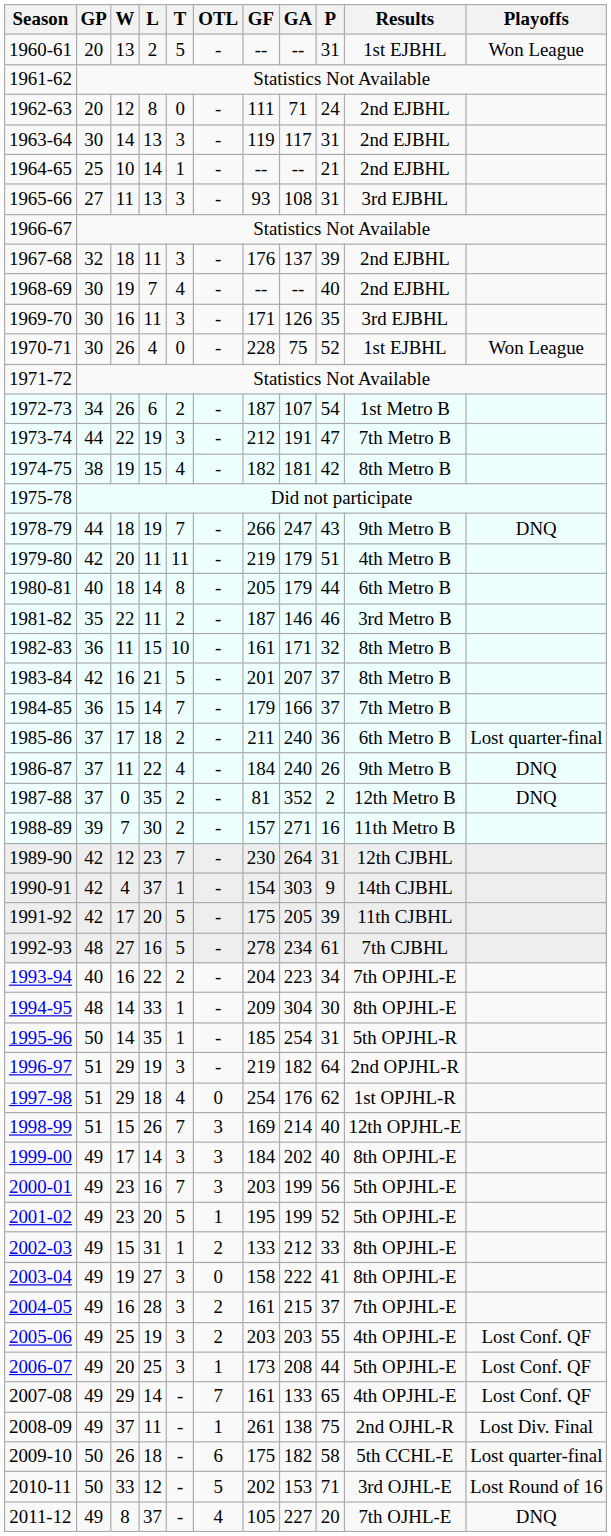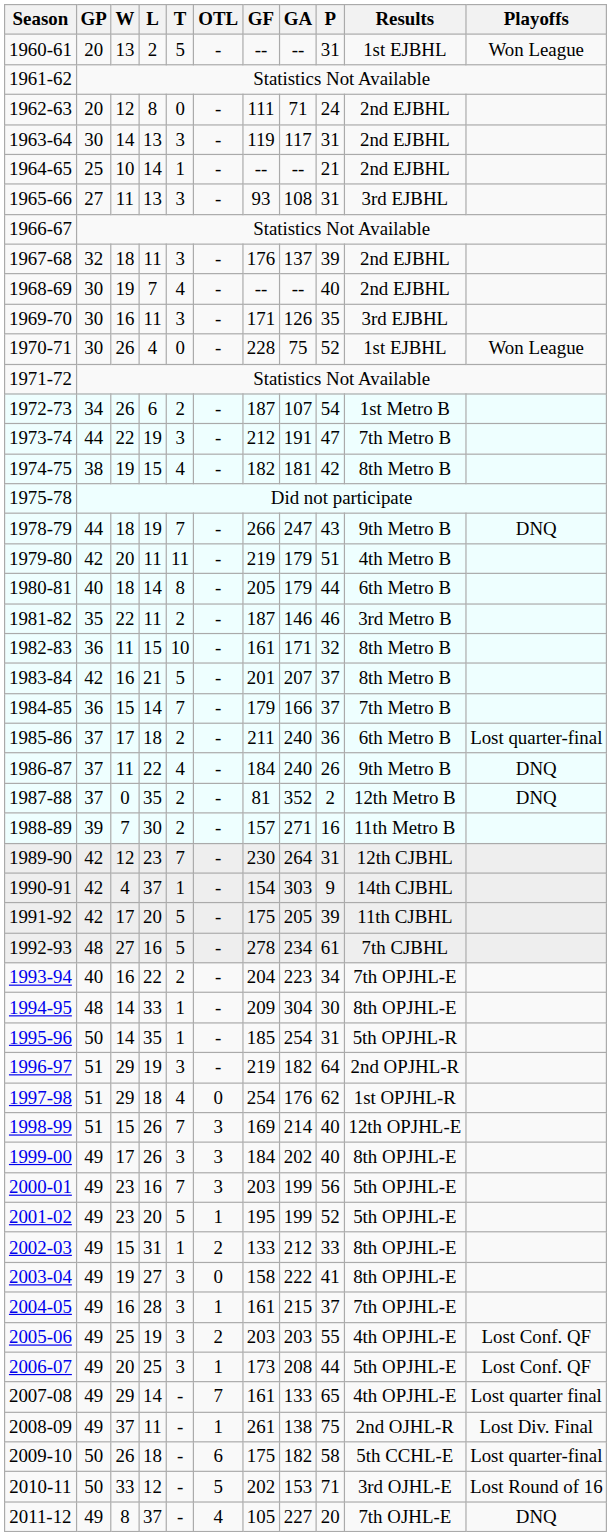(153, 1157) 14 -> (153, 1157) 26
(218, 1306) 2 -> (218, 1306) 1
(536, 1396) Lost Conf. QF -> (536, 1396) Lost quarter final
